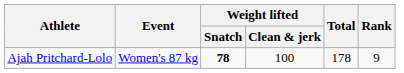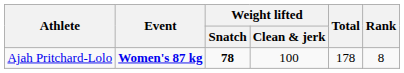(158, 58) normal -> (160, 58) bold
(377, 58) 9 -> (381, 58) 8
